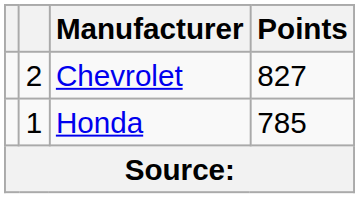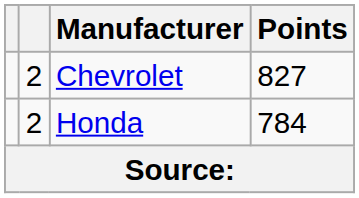(34, 122) 1 -> (34, 122) 2
(282, 122) 785 -> (282, 122) 784
